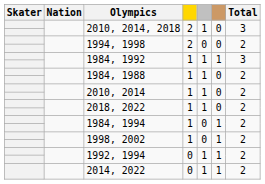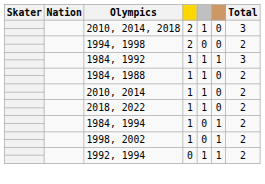- row: (116, 171)
